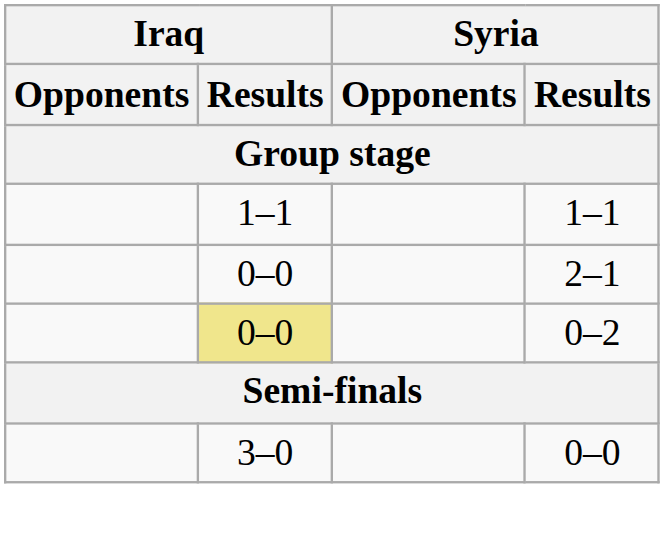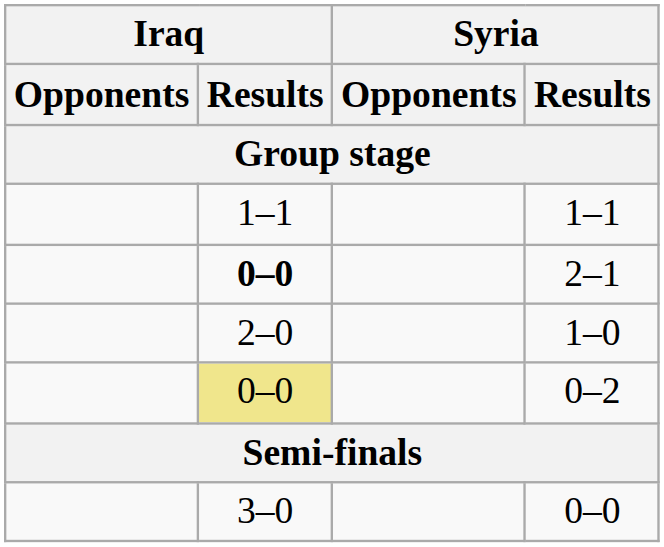(265, 272) normal -> (265, 272) bold
+ row: (592, 332)
